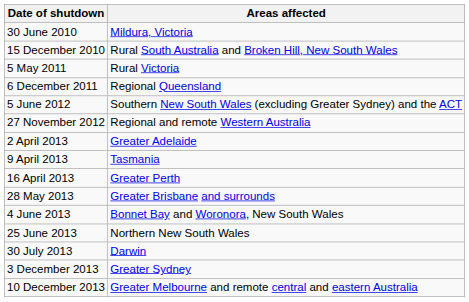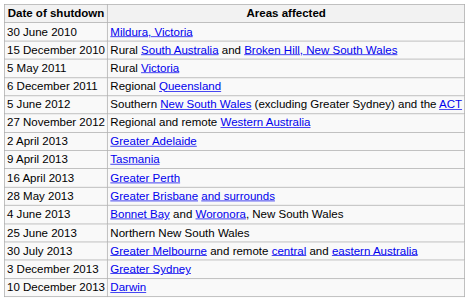(128, 251) Darwin -> (264, 251) Greater Melbourne and remote central and eastern Australia
(264, 287) Greater Melbourne and remote central and eastern Australia -> (128, 287) Darwin
